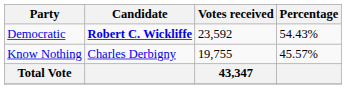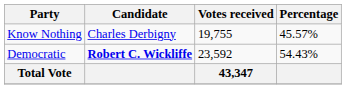rows swapped: (36, 34) <-> (45, 53)
